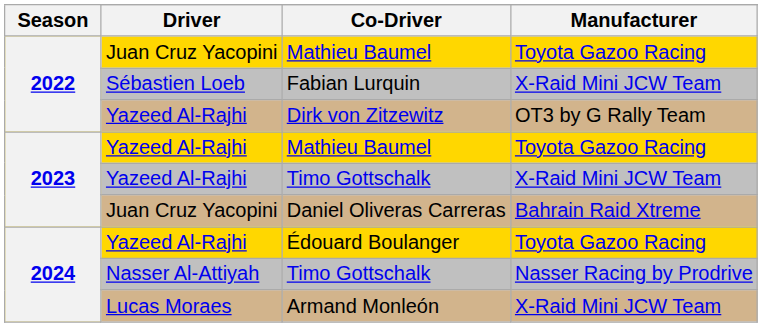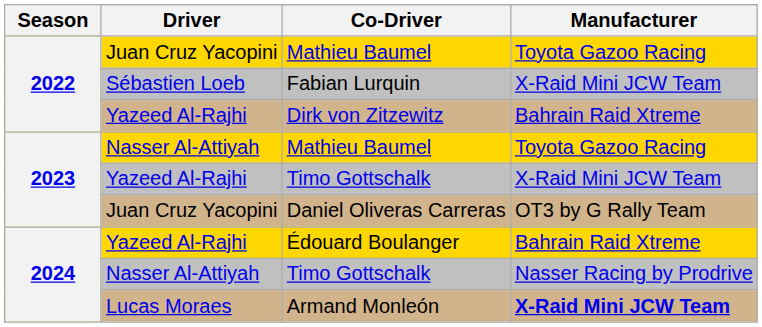(610, 115) OT3 by G Rally Team -> (608, 115) Bahrain Raid Xtreme
(176, 147) Yazeed Al-Rajhi -> (183, 147) Nasser Al-Attiyah
(608, 210) Bahrain Raid Xtreme -> (610, 210) OT3 by G Rally Team
(611, 242) Toyota Gazoo Racing -> (608, 242) Bahrain Raid Xtreme
(618, 305) normal -> (623, 305) bold
